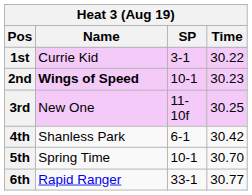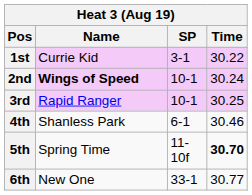(227, 79) 30.23 -> (227, 79) 30.24
(66, 107) New One -> (80, 100) Rapid Ranger
(180, 107) 11-10f -> (184, 100) 10-1
(227, 136) 30.42 -> (227, 121) 30.46
(184, 158) 10-1 -> (180, 150) 11-10f
(227, 158) normal -> (227, 150) bold
(80, 179) Rapid Ranger -> (66, 179) New One
